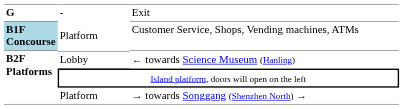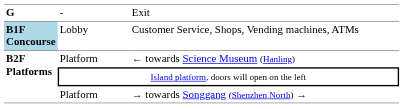(79, 36) Platform -> (74, 29) Lobby
(74, 59) Lobby -> (79, 59) Platform
